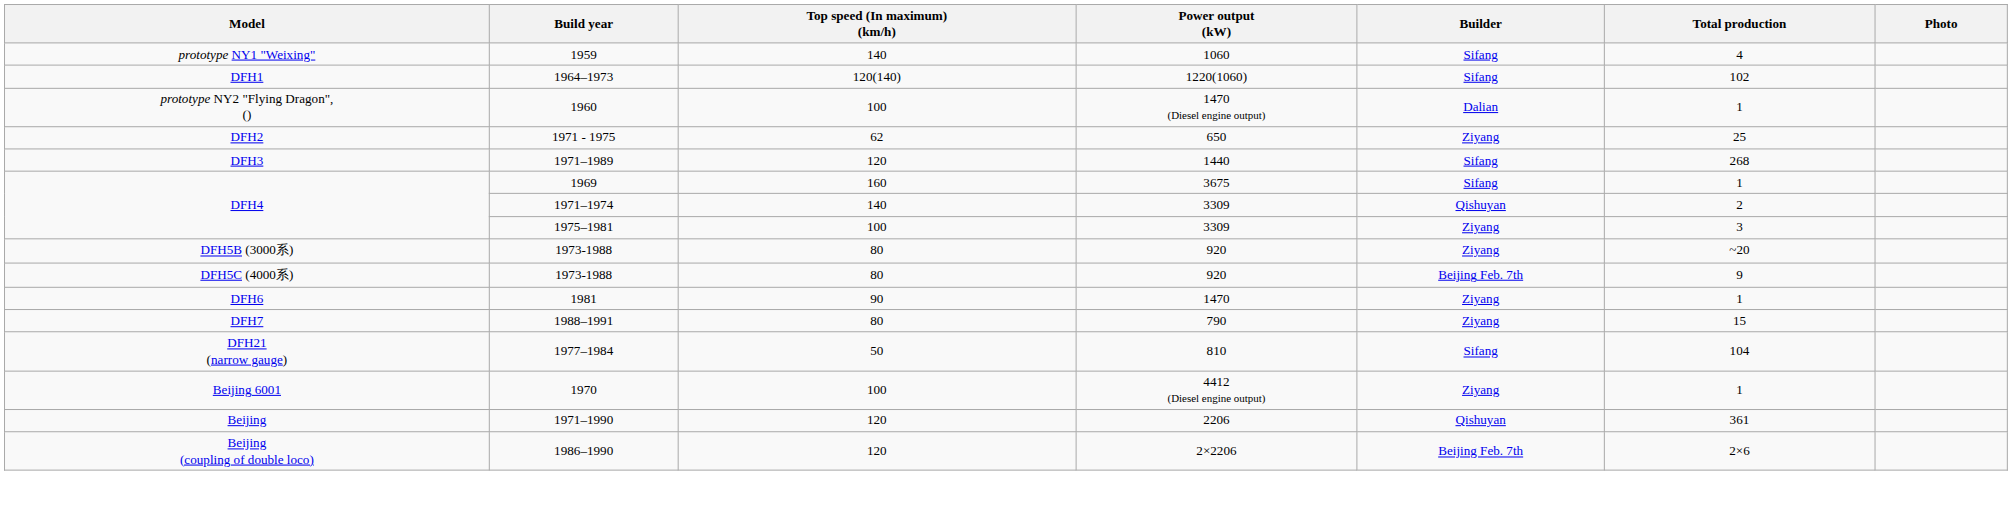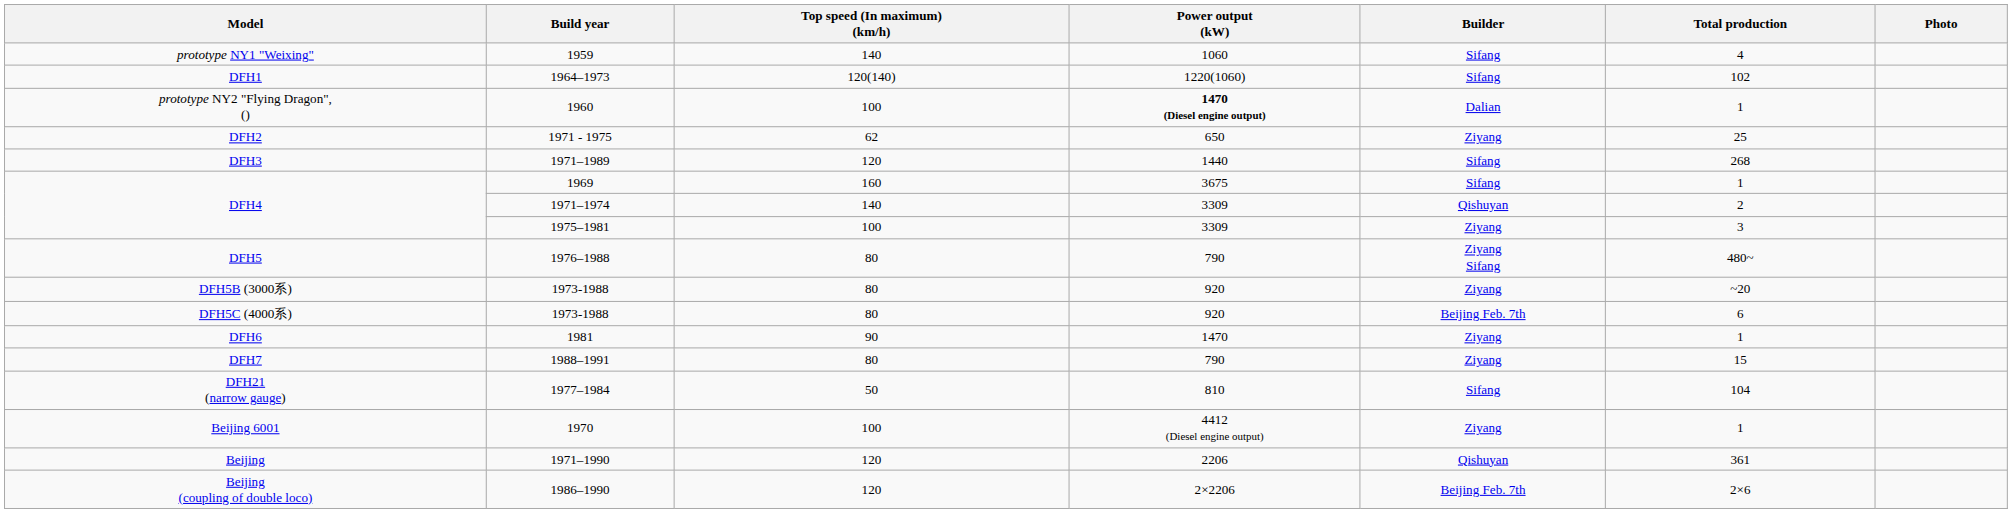(1216, 106) normal -> (1215, 107) bold
+ row: (245, 257)
(1739, 275) 9 -> (1740, 313) 6
